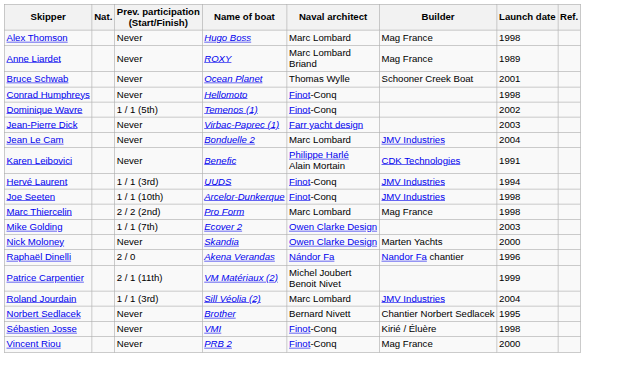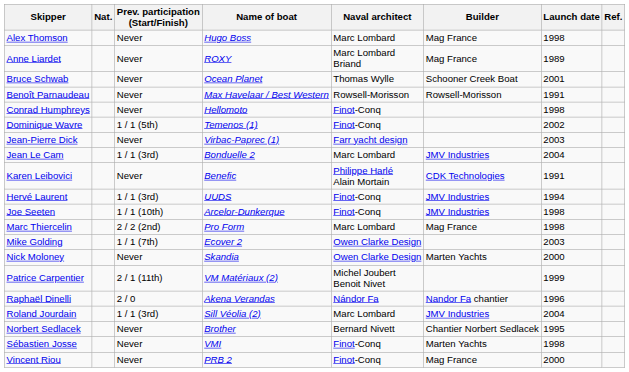+ row: (48, 94)
(130, 140) Never -> (138, 155) 1 / 1 (3rd)
rows swapped: (45, 278) <-> (39, 257)
(409, 329) Kirié / Éluère -> (456, 344) Marten Yachts
